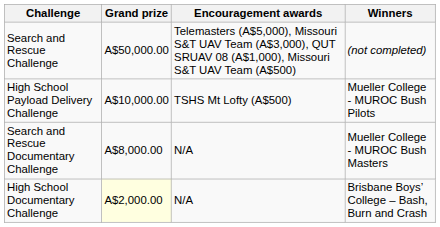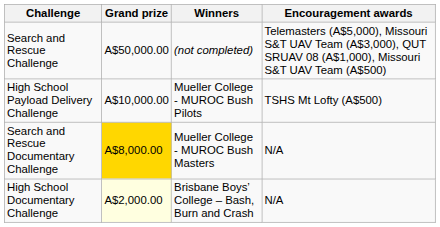columns swapped: (390, 13) <-> (258, 13)
(133, 150) no background -> (133, 150) gold background
